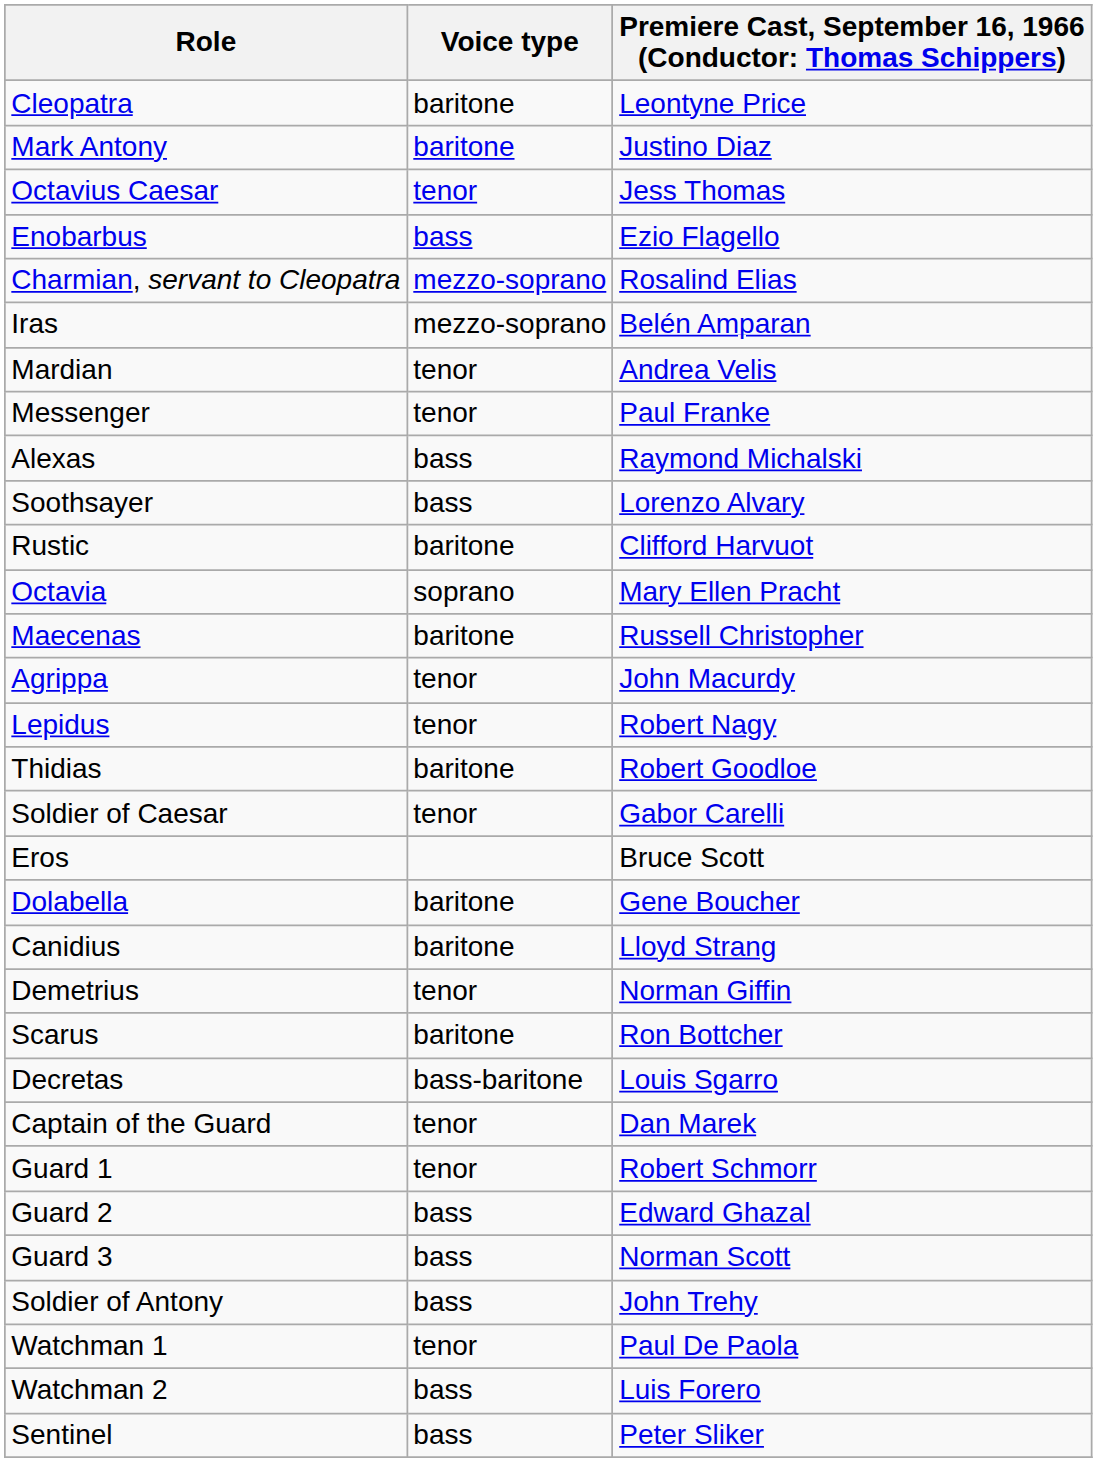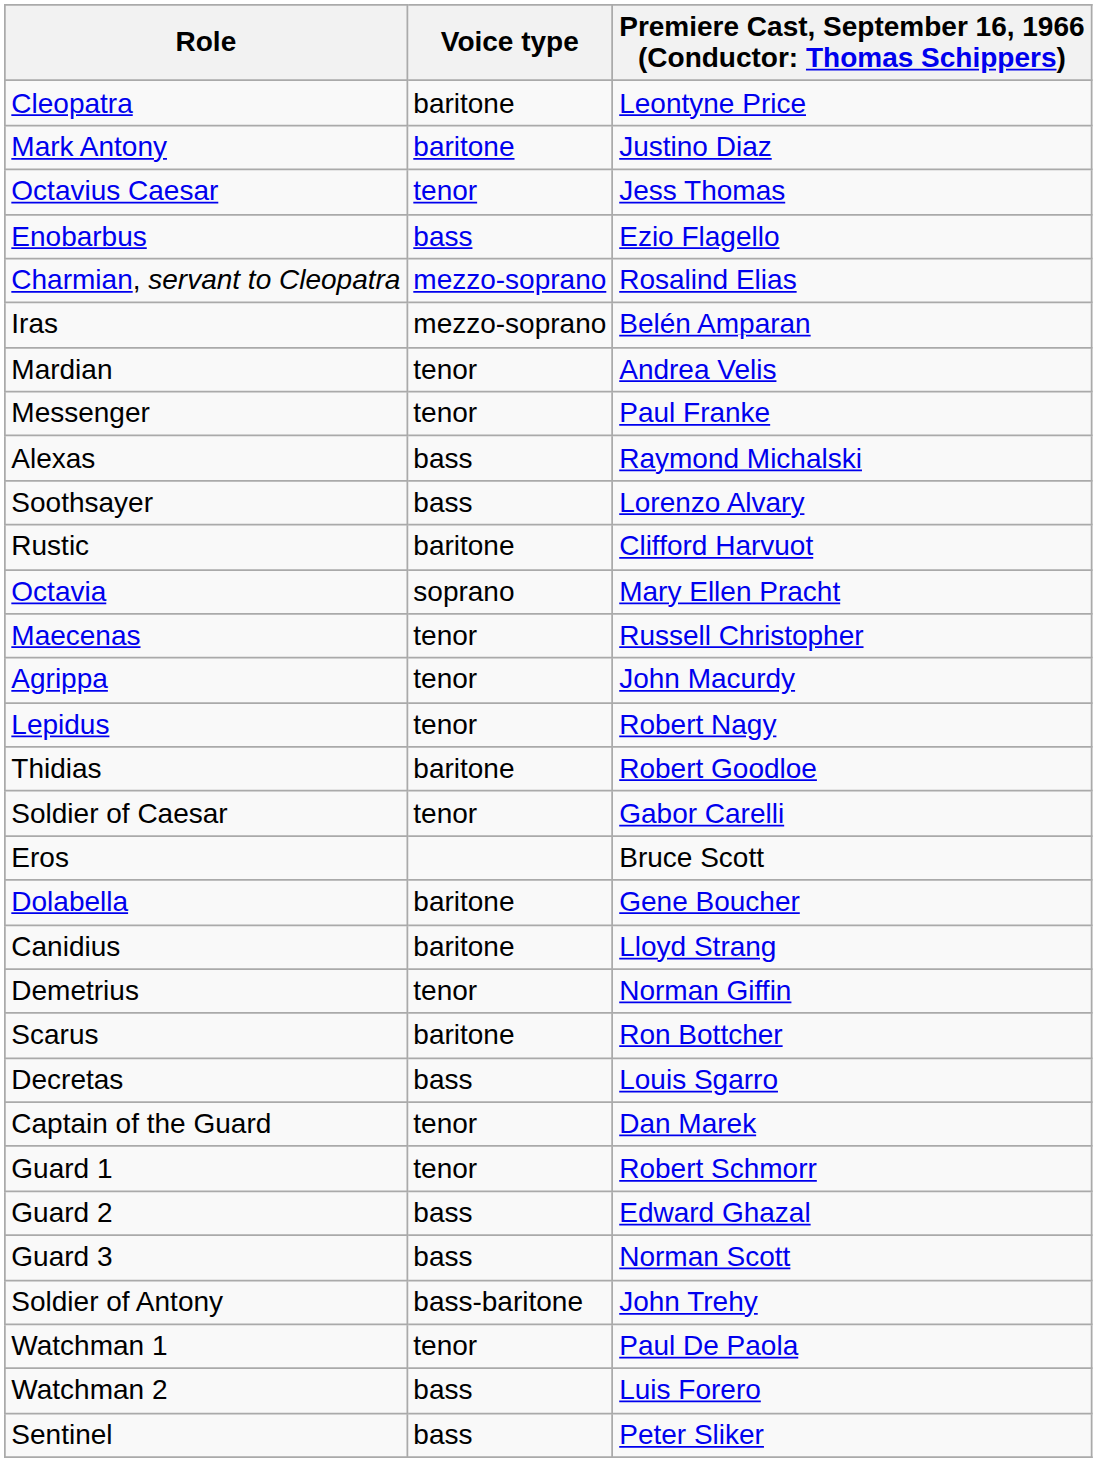(464, 635) baritone -> (445, 635) tenor
(498, 1079) bass-baritone -> (443, 1079) bass
(443, 1301) bass -> (498, 1301) bass-baritone
